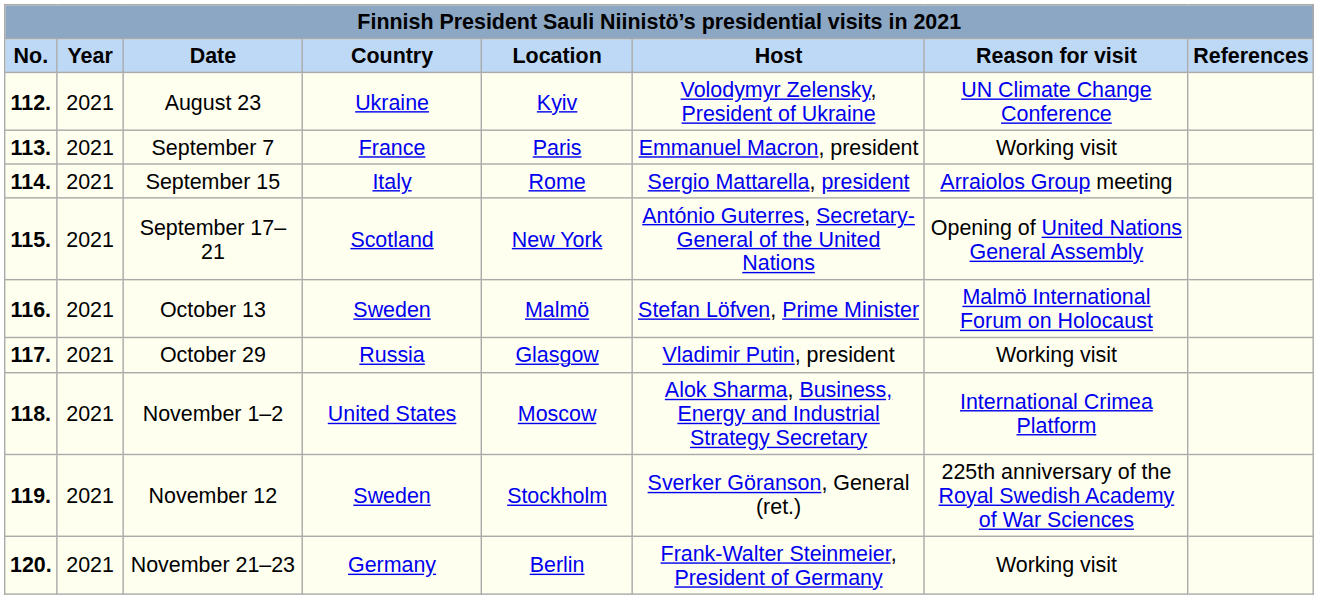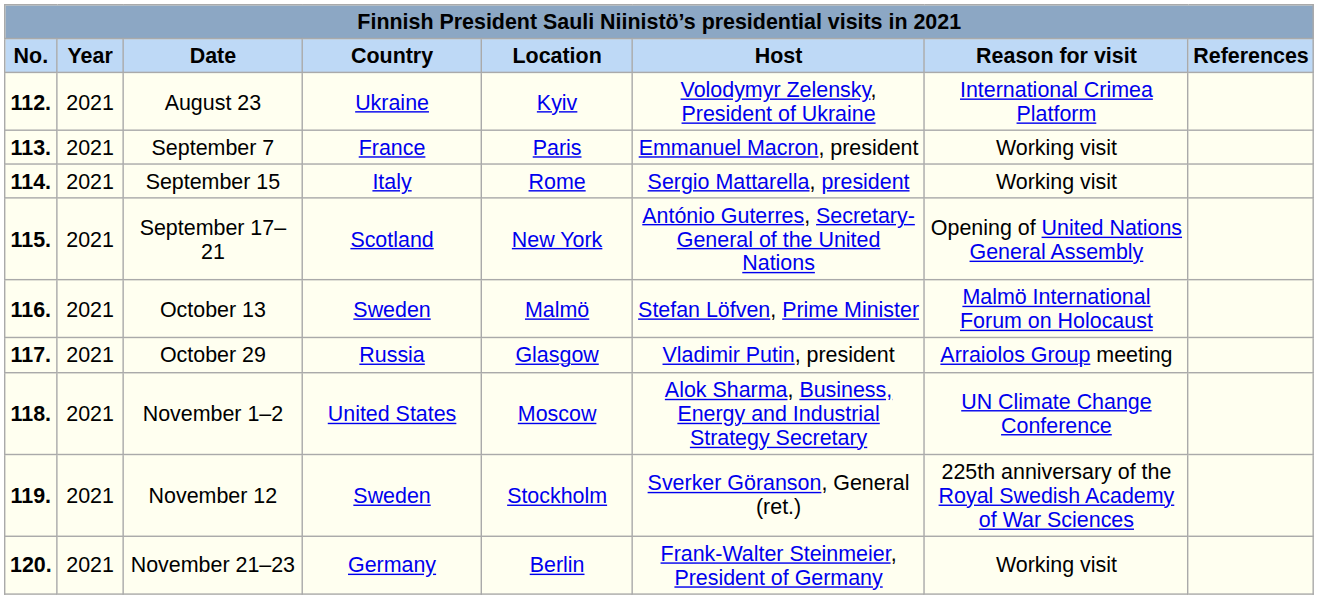(1056, 102) UN Climate Change Conference -> (1056, 102) International Crimea Platform
(1056, 182) Arraiolos Group meeting -> (1056, 182) Working visit
(1056, 355) Working visit -> (1056, 355) Arraiolos Group meeting
(1056, 413) International Crimea Platform -> (1056, 413) UN Climate Change Conference
